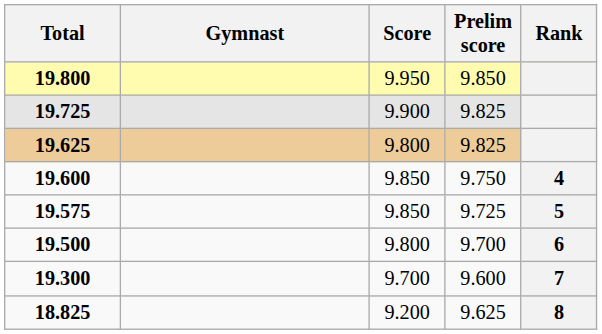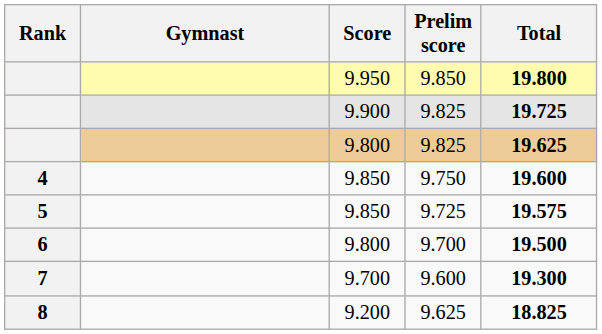columns swapped: (559, 33) <-> (63, 33)
